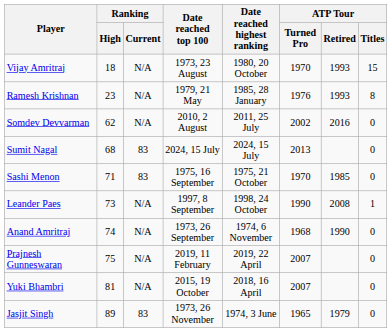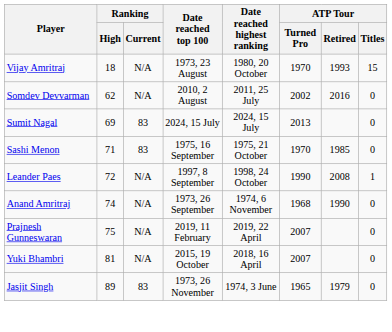- row: (43, 95)
(110, 150) 68 -> (110, 122) 69
(110, 204) 73 -> (110, 177) 72
